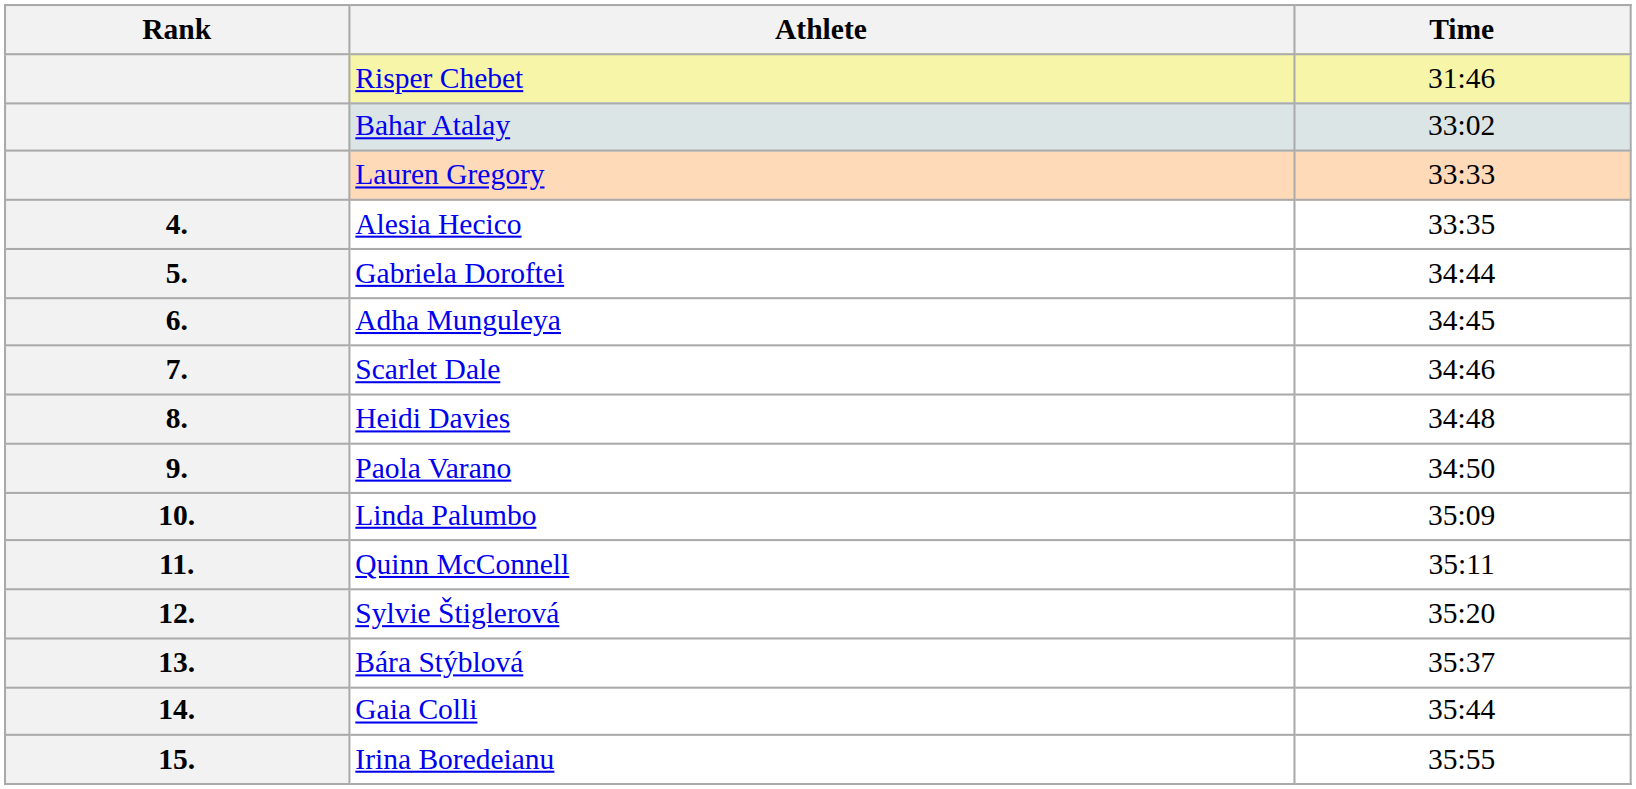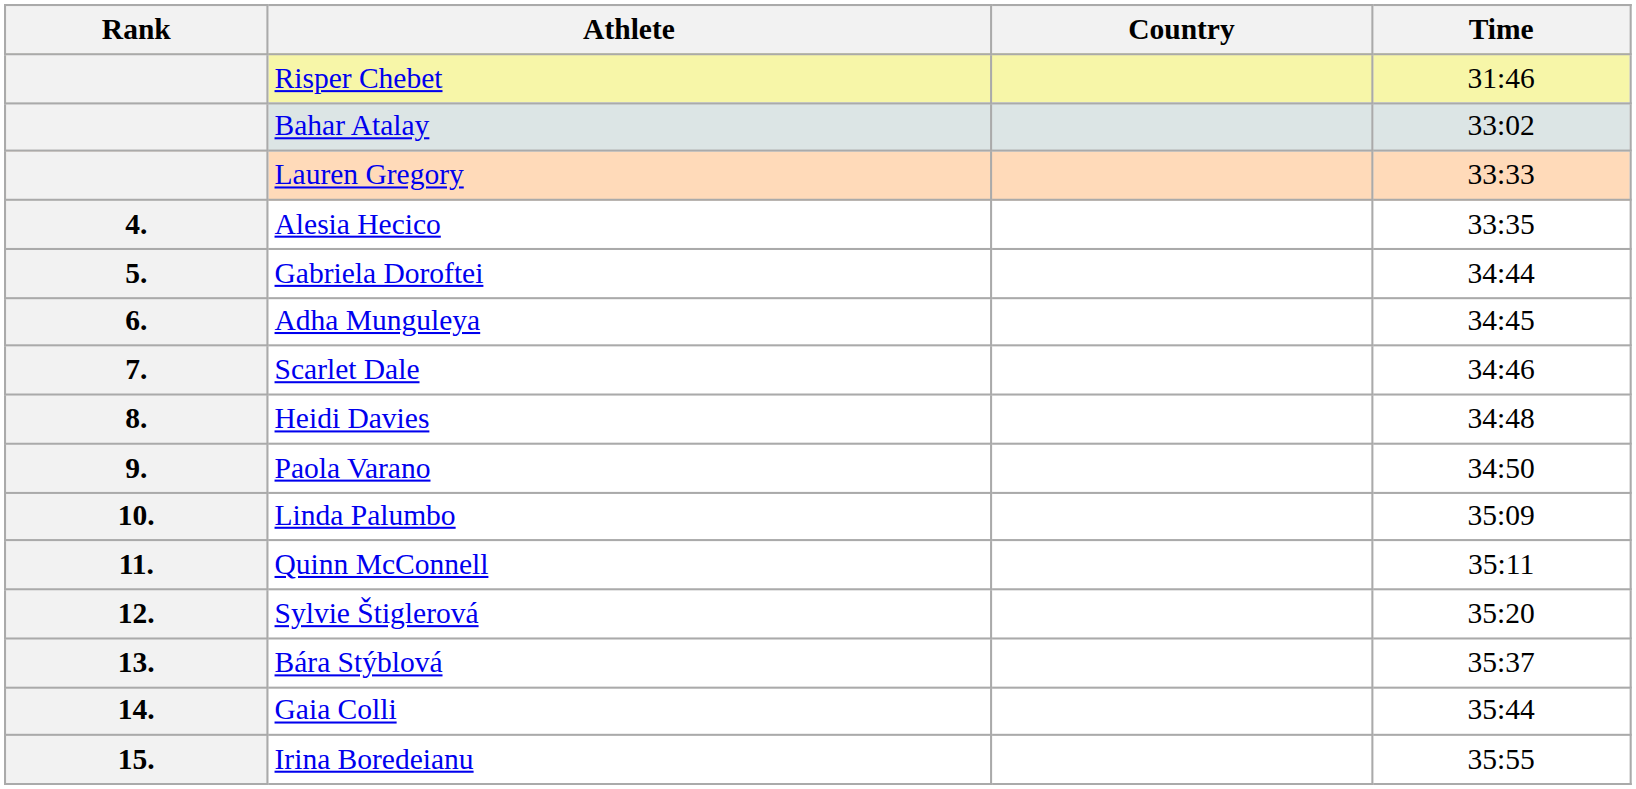+ column: (1181, 29)
